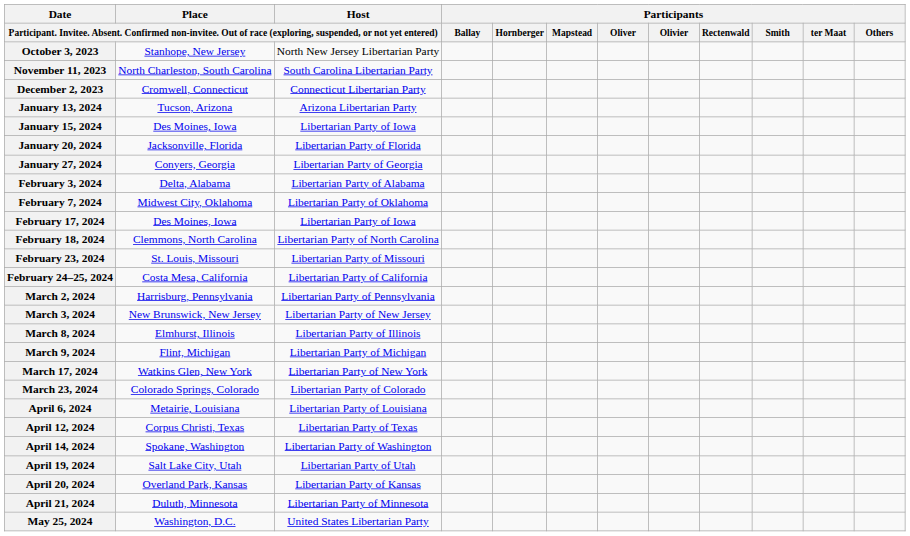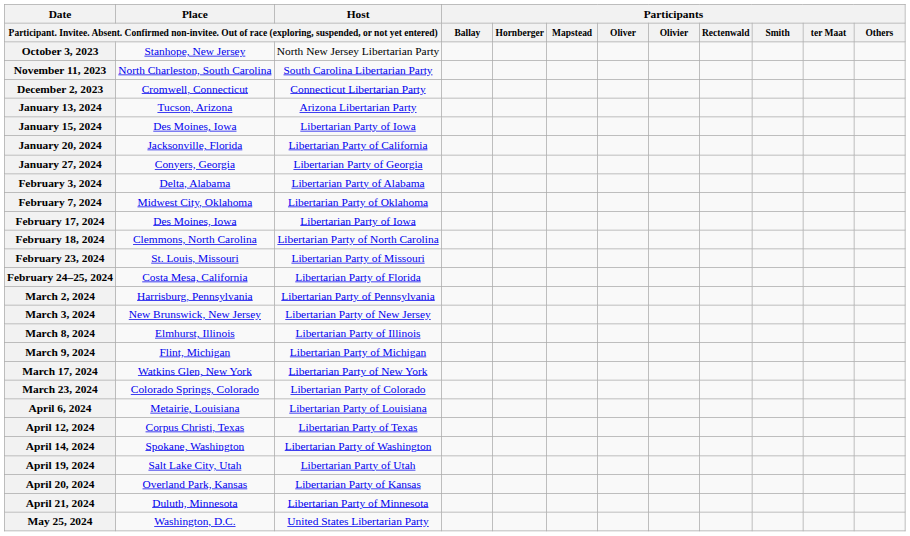(358, 145) Libertarian Party of Florida -> (358, 145) Libertarian Party of California
(358, 277) Libertarian Party of California -> (358, 277) Libertarian Party of Florida
